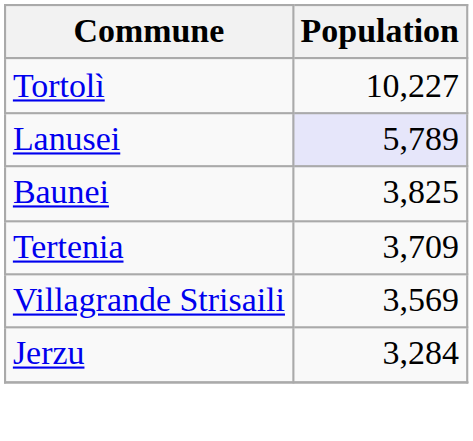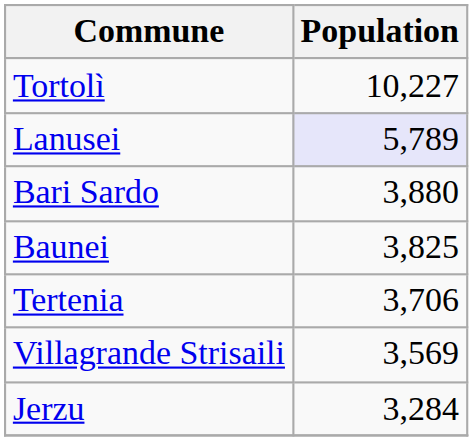+ row: (86, 192)
(421, 246) 3,709 -> (421, 300) 3,706
